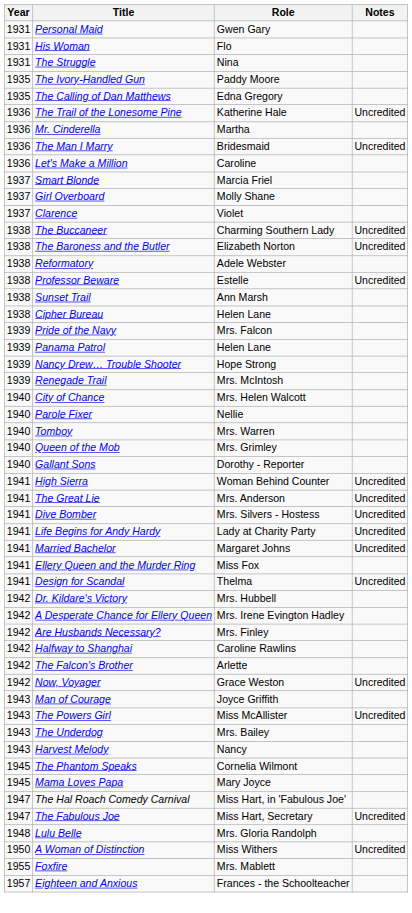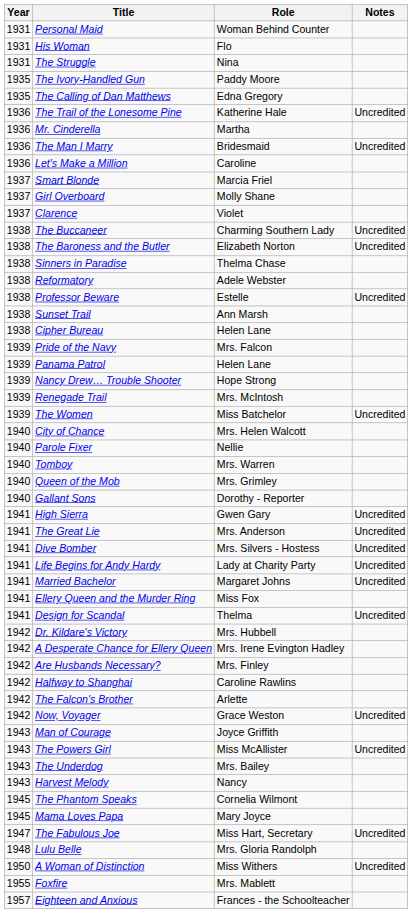(244, 29) Gwen Gary -> (273, 29) Woman Behind Counter
+ row: (81, 264)
+ row: (64, 414)
(273, 481) Woman Behind Counter -> (244, 515) Gwen Gary
- row: (112, 800)
